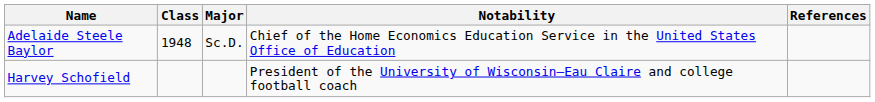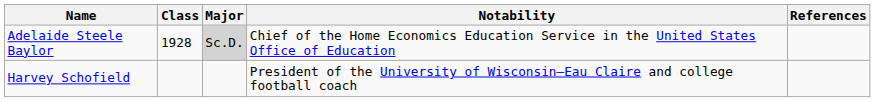(176, 43) 1948 -> (176, 43) 1928
(224, 43) no background -> (224, 43) lightgrey background
